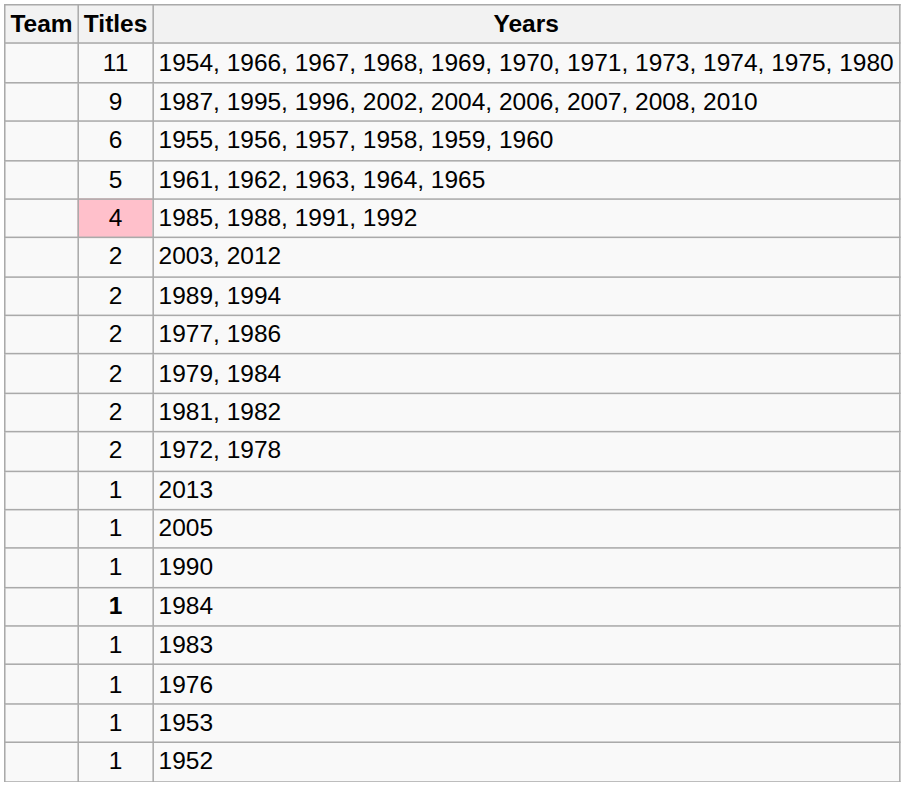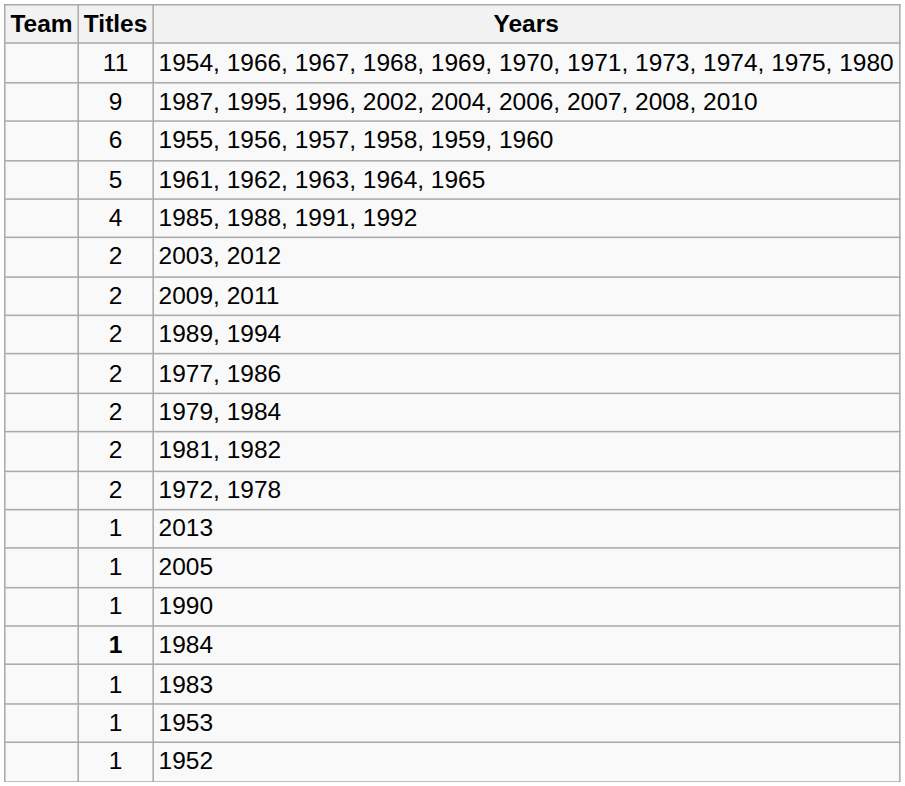(116, 218) pink background -> (116, 218) no background
+ row: (219, 295)
- row: (186, 683)
